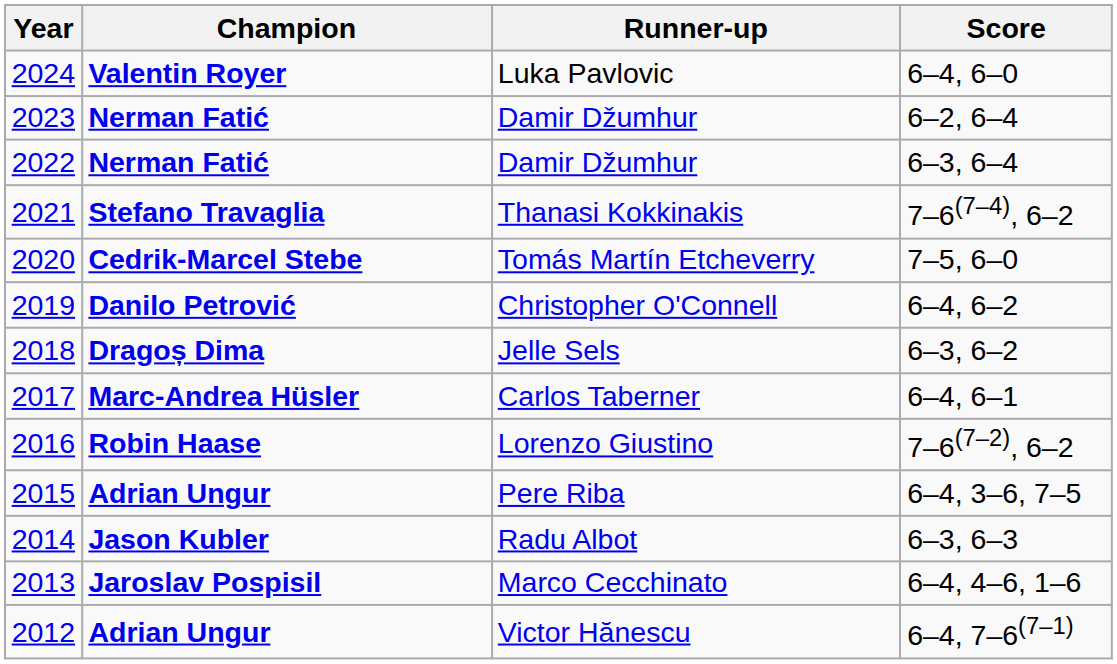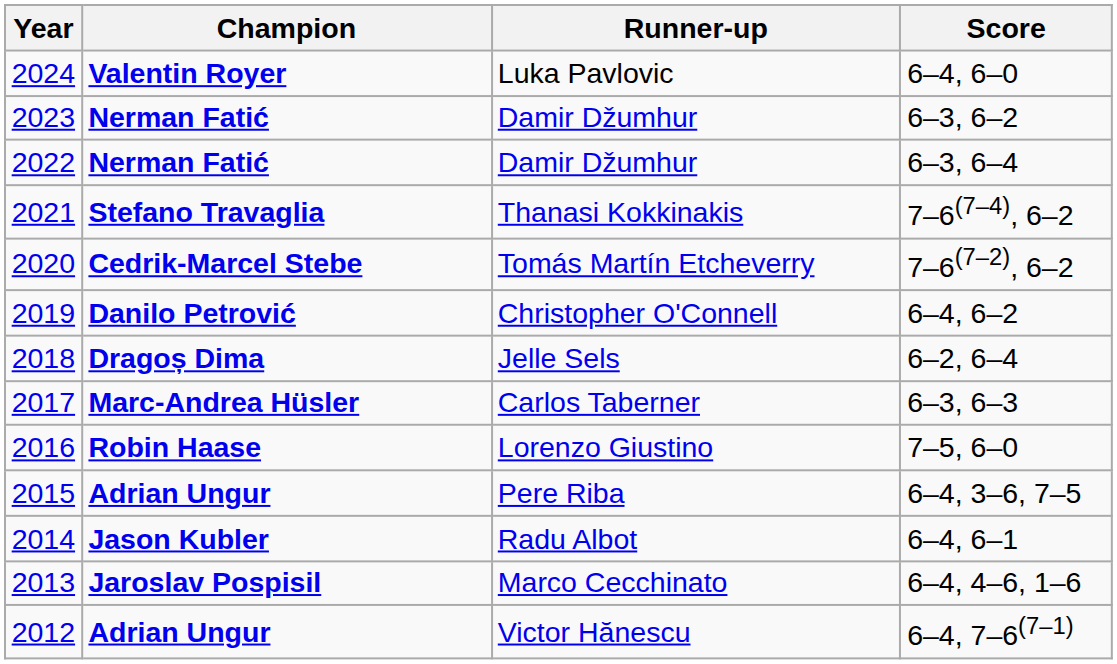(963, 118) 6–2, 6–4 -> (963, 118) 6–3, 6–2
(963, 261) 7–5, 6–0 -> (990, 264) 7–6(7–2), 6–2
(963, 351) 6–3, 6–2 -> (963, 358) 6–2, 6–4
(963, 396) 6–4, 6–1 -> (963, 403) 6–3, 6–3
(990, 445) 7–6(7–2), 6–2 -> (963, 448) 7–5, 6–0
(963, 538) 6–3, 6–3 -> (963, 538) 6–4, 6–1
